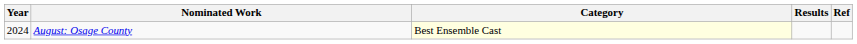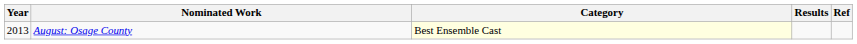(18, 30) 2024 -> (18, 30) 2013
